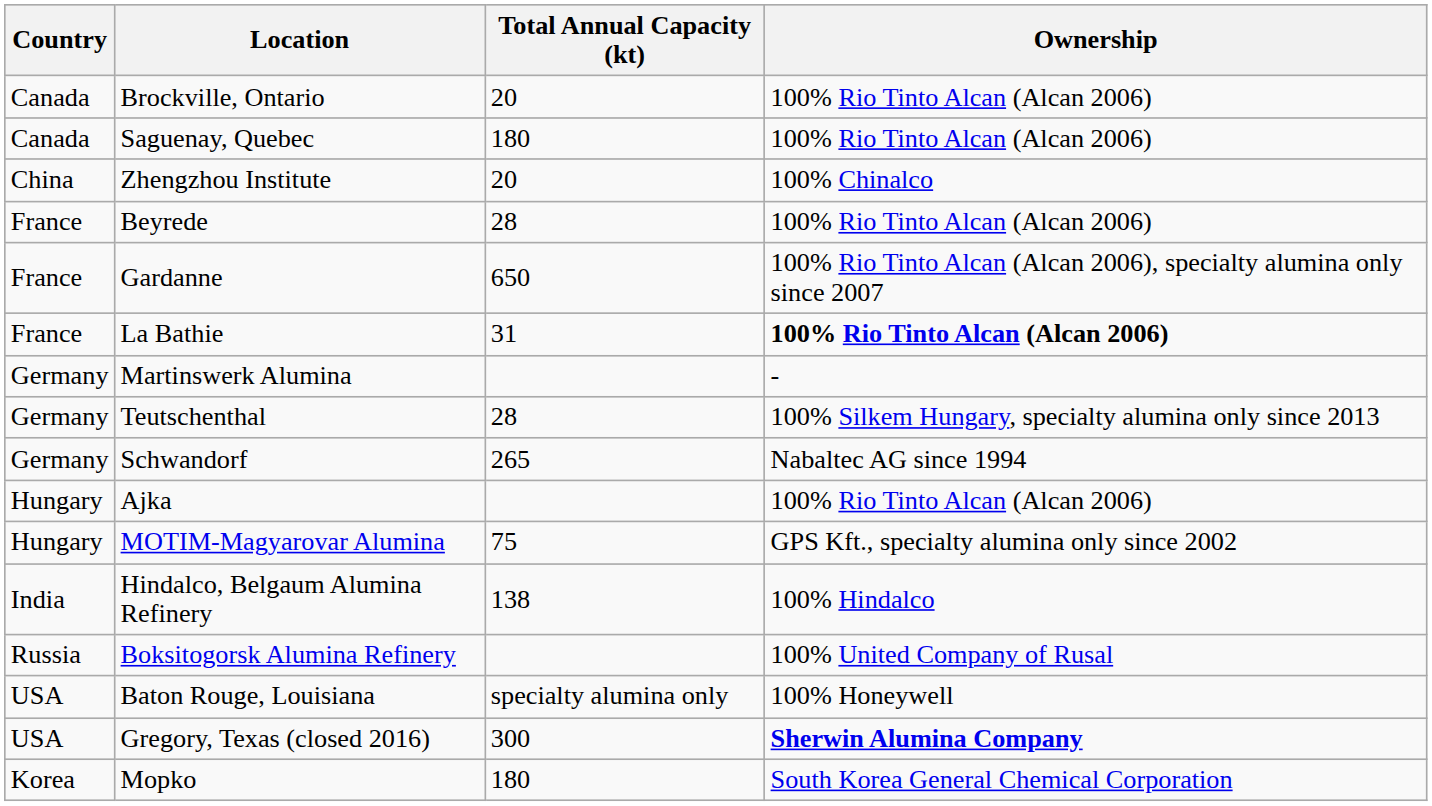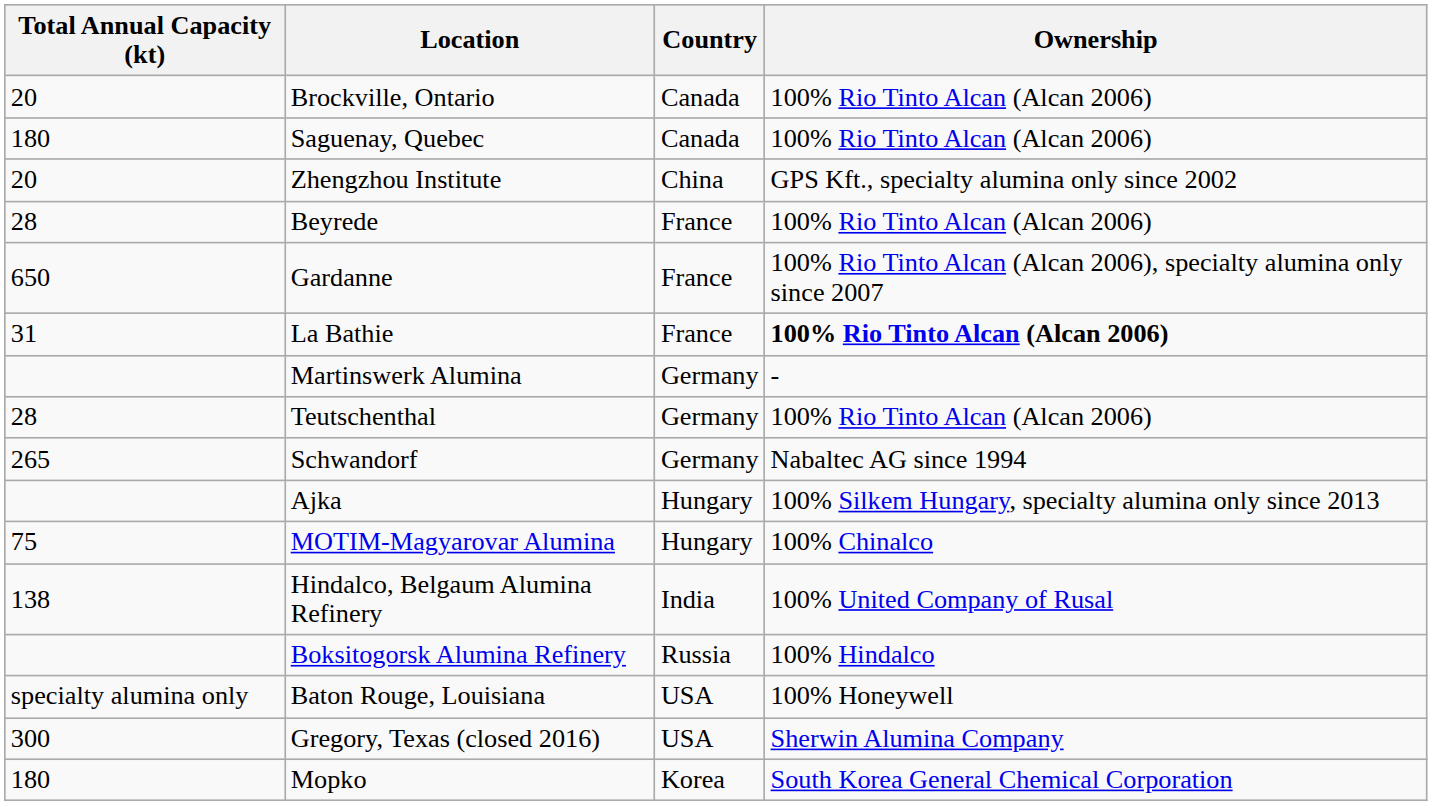columns swapped: (60, 40) <-> (625, 40)
(852, 179) 100% Chinalco -> (1004, 179) GPS Kft., specialty alumina only since 2002
(1075, 417) 100% Silkem Hungary, specialty alumina only since 2013 -> (961, 417) 100% Rio Tinto Alcan (Alcan 2006)
(961, 500) 100% Rio Tinto Alcan (Alcan 2006) -> (1075, 500) 100% Silkem Hungary, specialty alumina only since 2013
(1004, 542) GPS Kft., specialty alumina only since 2002 -> (852, 542) 100% Chinalco
(853, 598) 100% Hindalco -> (942, 598) 100% United Company of Rusal
(942, 654) 100% United Company of Rusal -> (853, 654) 100% Hindalco
(927, 738) bold -> (917, 738) normal
